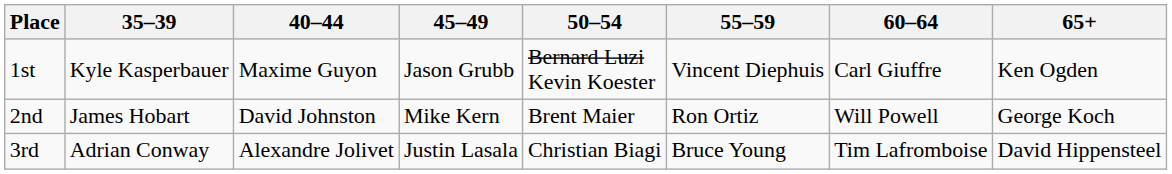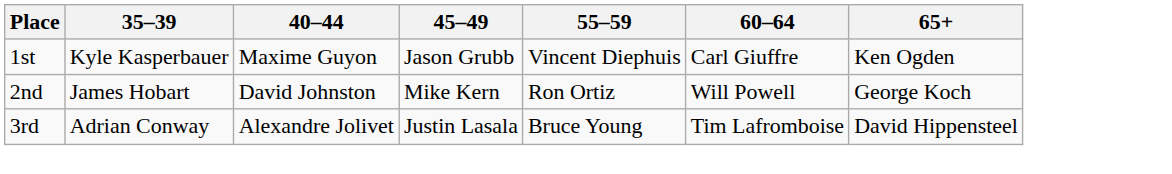- column: (595, 21)
